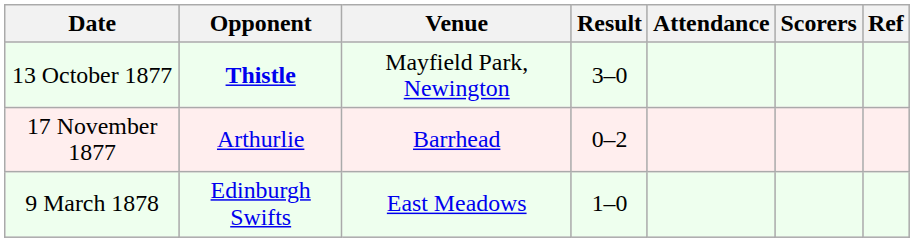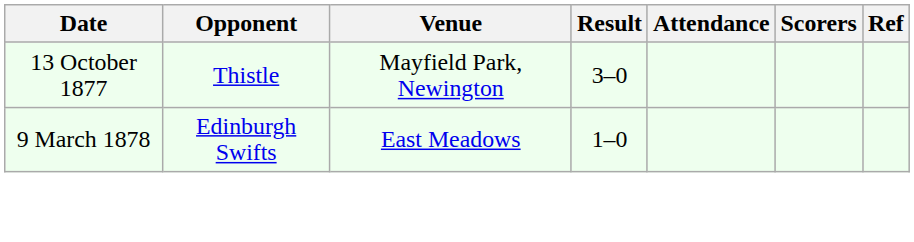(261, 74) bold -> (246, 74) normal
- row: (92, 139)
